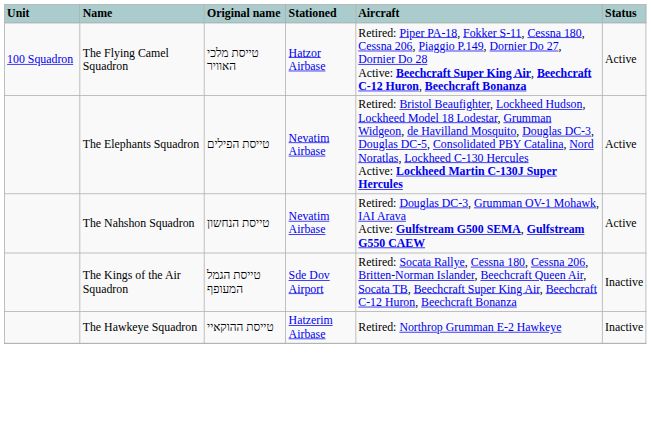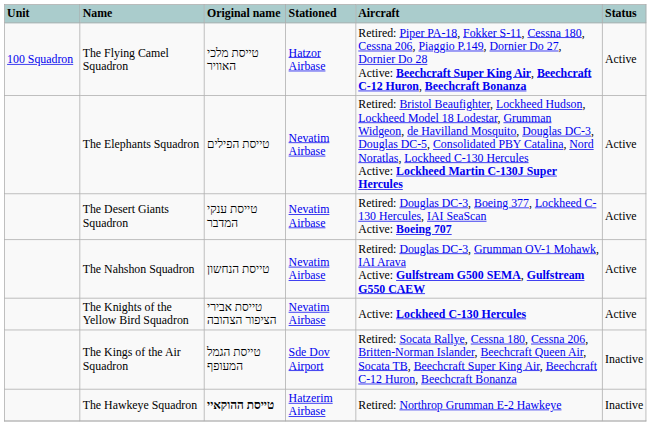+ row: (126, 216)
+ row: (136, 314)
(240, 327) normal -> (241, 405) bold
